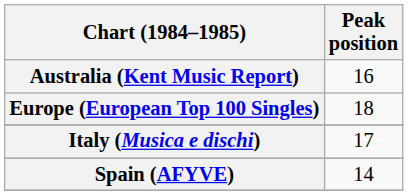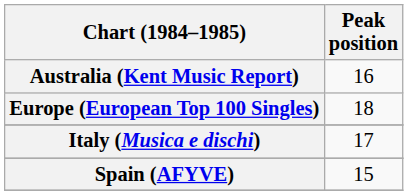(363, 173) 14 -> (363, 173) 15
